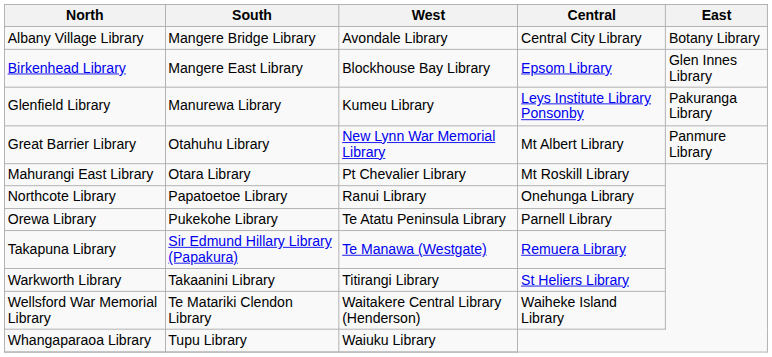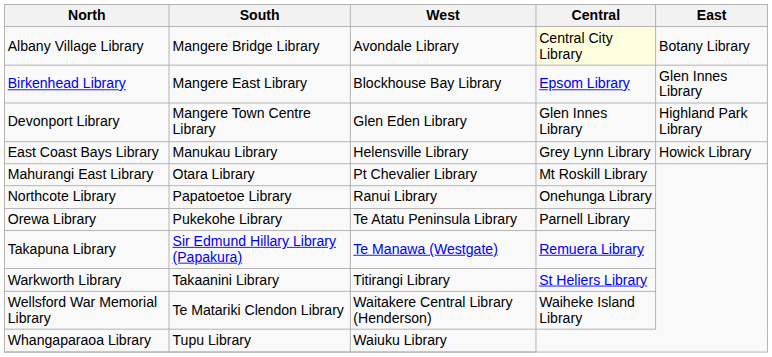(581, 37) no background -> (576, 45) lightyellow background
+ row: (64, 122)
+ row: (83, 152)
- row: (59, 106)
- row: (72, 144)
